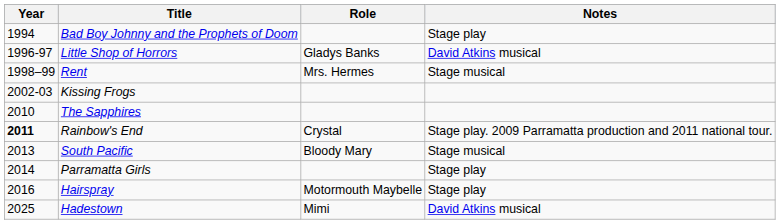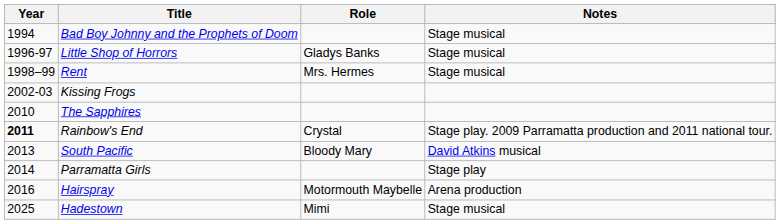(457, 33) Stage play -> (466, 33) Stage musical
(484, 53) David Atkins musical -> (466, 53) Stage musical
(466, 151) Stage musical -> (484, 151) David Atkins musical
(457, 190) Stage play -> (475, 190) Arena production
(484, 209) David Atkins musical -> (466, 209) Stage musical
